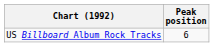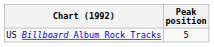(186, 35) 6 -> (186, 35) 5
